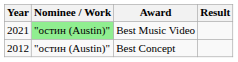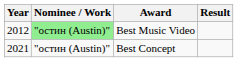(18, 30) 2021 -> (18, 30) 2012
(18, 48) 2012 -> (18, 48) 2021
